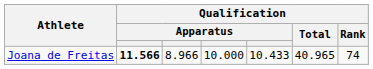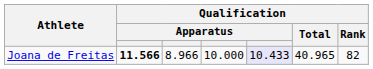(269, 55) no background -> (269, 55) lavender background
(353, 55) 74 -> (353, 55) 82
